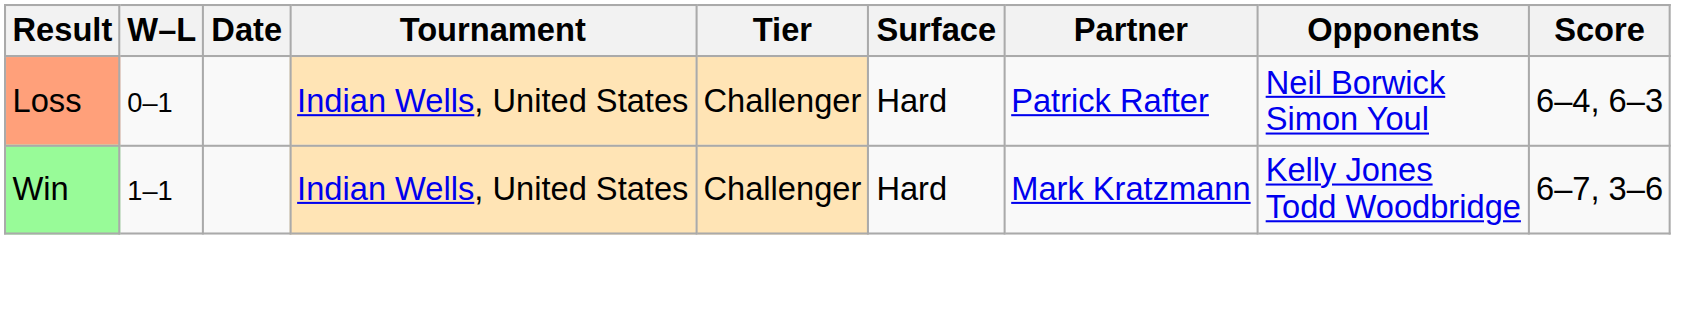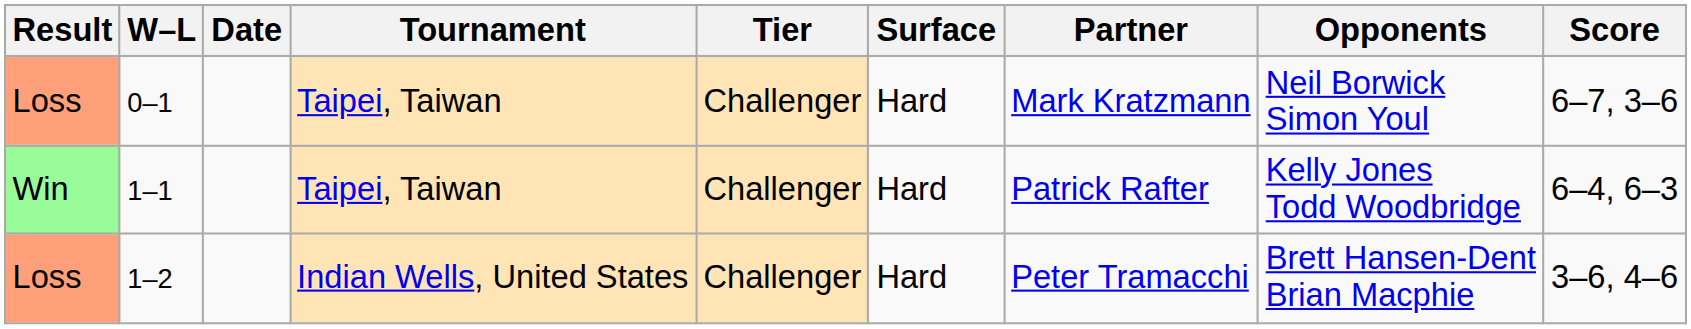(493, 100) Indian Wells, United States -> (399, 100) Taipei, Taiwan
(1110, 100) Patrick Rafter -> (1131, 100) Mark Kratzmann
(1600, 100) 6–4, 6–3 -> (1615, 100) 6–7, 3–6
(493, 188) Indian Wells, United States -> (399, 188) Taipei, Taiwan
(1131, 188) Mark Kratzmann -> (1110, 188) Patrick Rafter
(1600, 188) 6–7, 3–6 -> (1615, 188) 6–4, 6–3
+ row: (150, 279)
